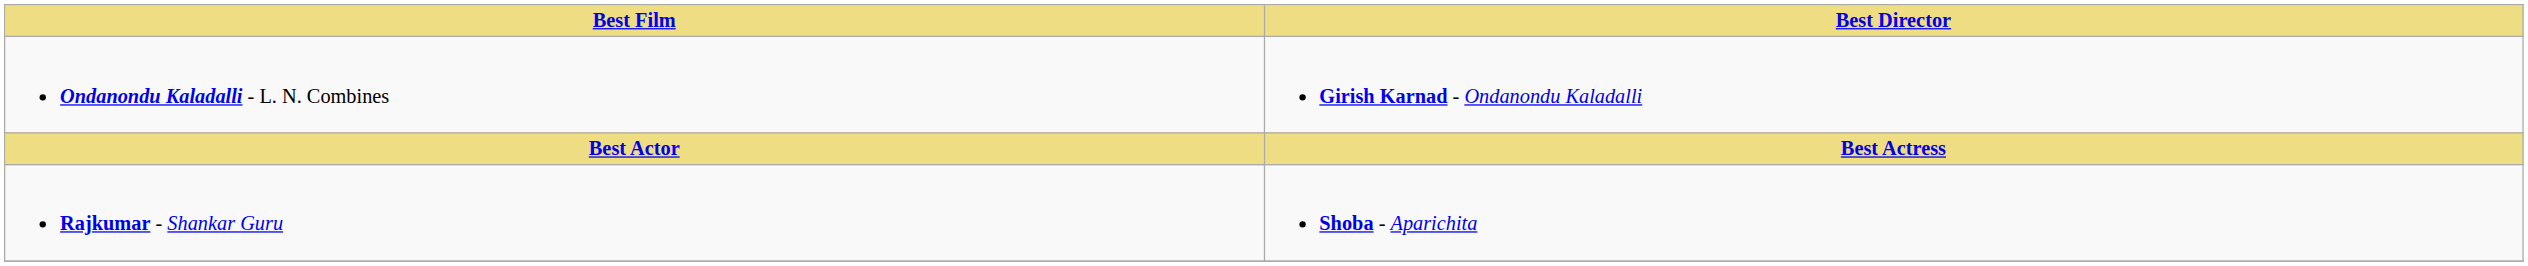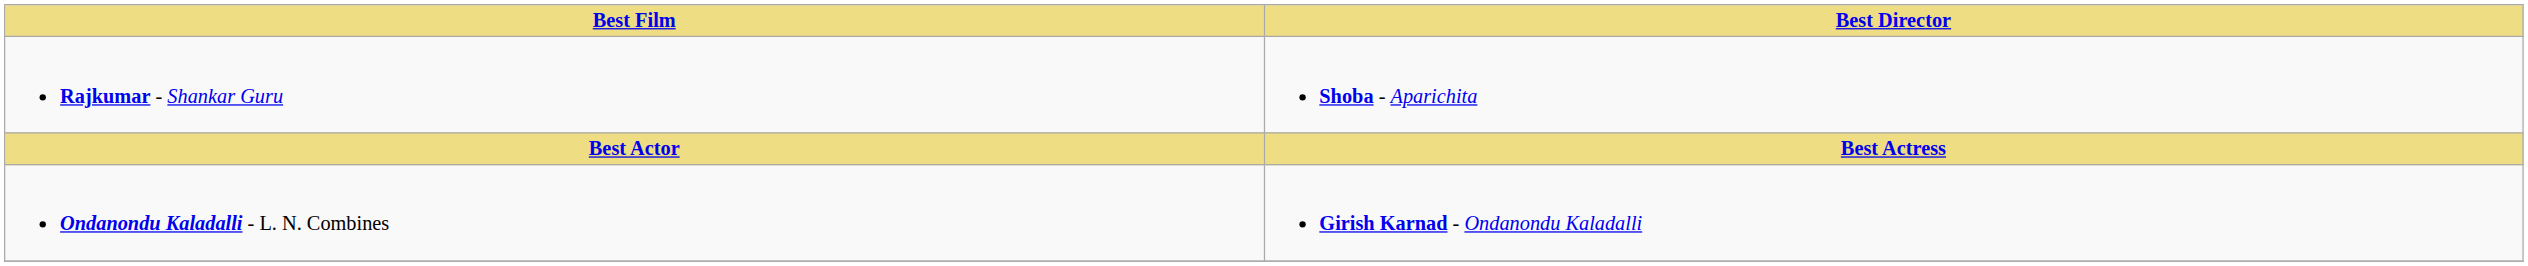rows swapped: (634, 96) <-> (634, 224)
